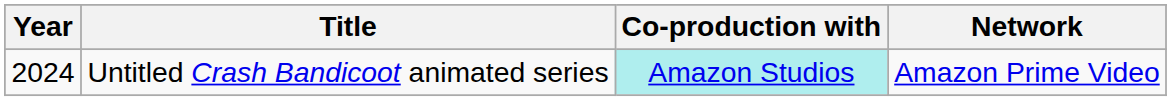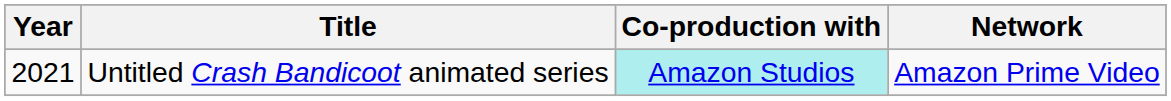(43, 71) 2024 -> (43, 71) 2021
